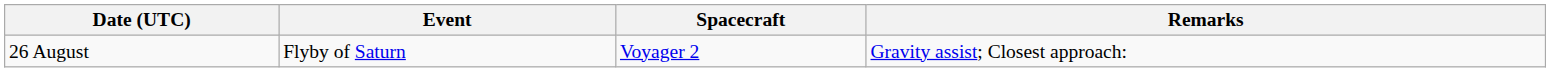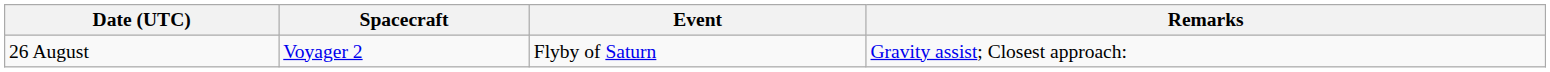columns swapped: (741, 19) <-> (447, 19)
